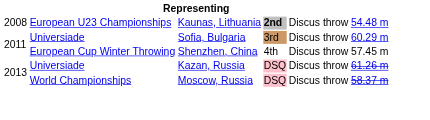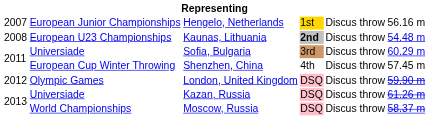+ row: (233, 23)
+ row: (240, 80)
